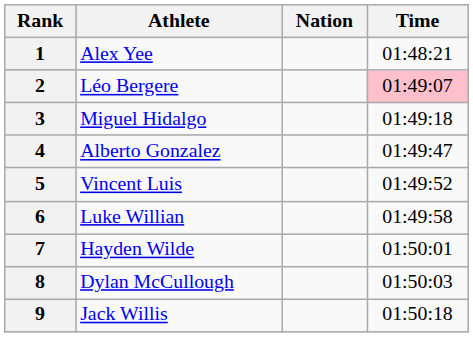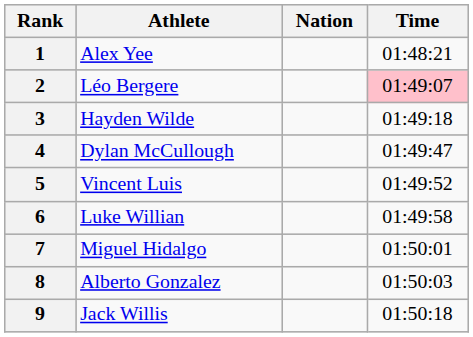(143, 118) Miguel Hidalgo -> (137, 118) Hayden Wilde
(150, 151) Alberto Gonzalez -> (157, 151) Dylan McCullough
(137, 249) Hayden Wilde -> (143, 249) Miguel Hidalgo
(157, 282) Dylan McCullough -> (150, 282) Alberto Gonzalez
